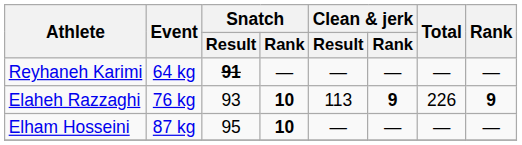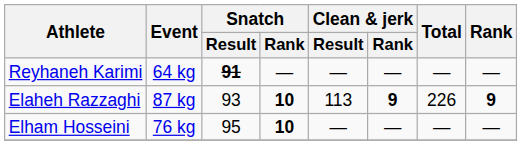(174, 100) 76 kg -> (174, 100) 87 kg
(174, 127) 87 kg -> (174, 127) 76 kg
